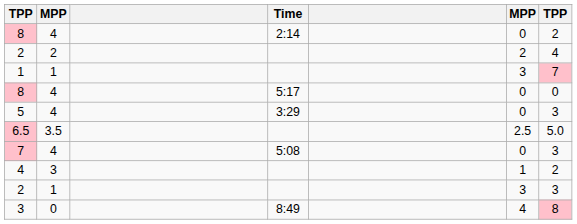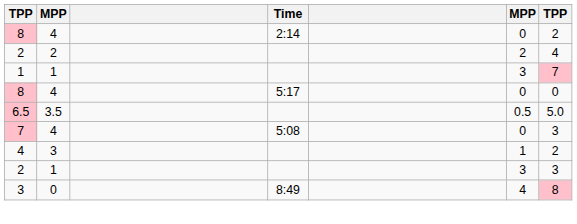- row: (21, 111)
(523, 131) 2.5 -> (523, 111) 0.5
